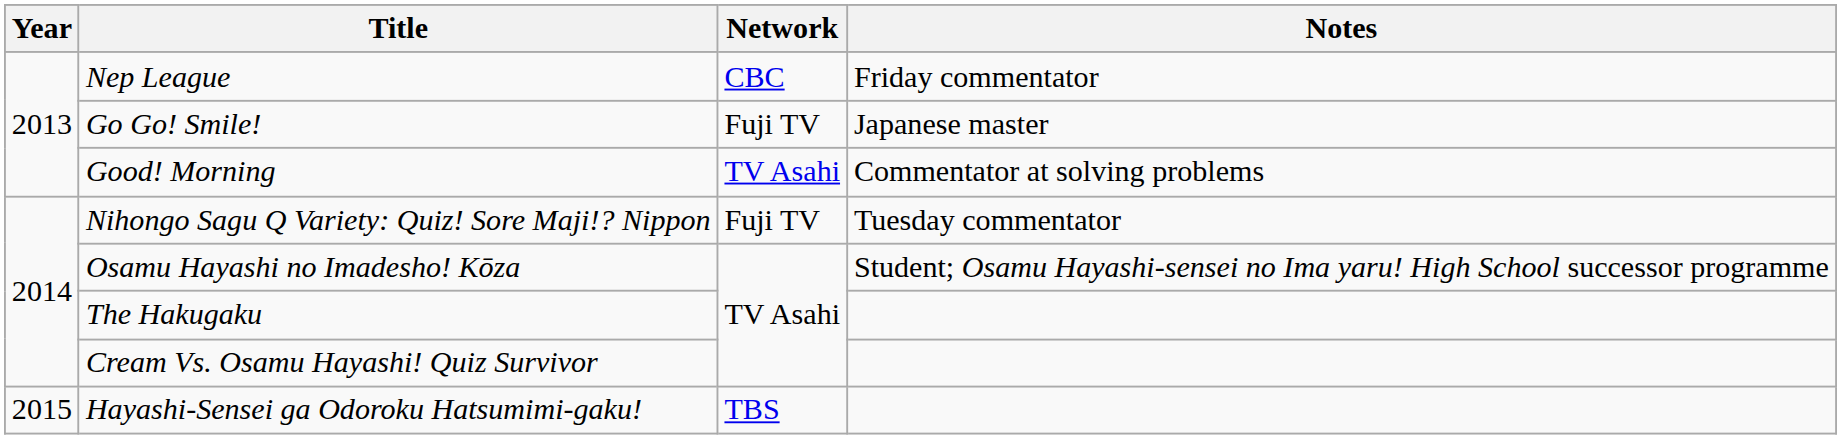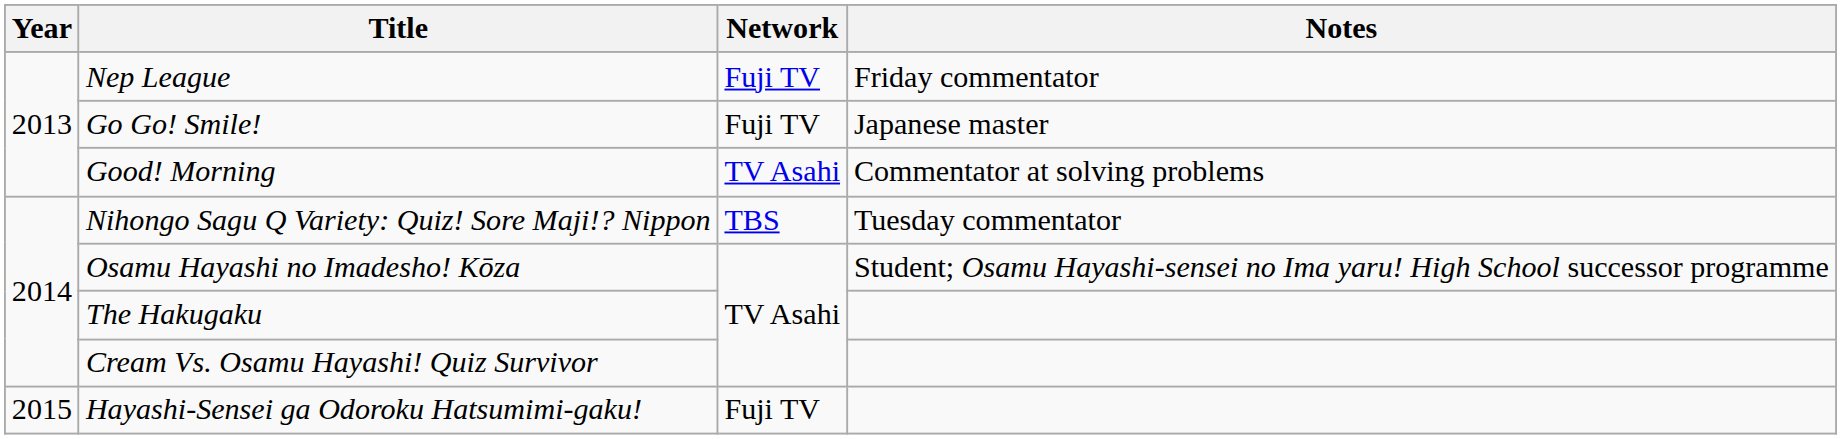(755, 76) CBC -> (772, 76) Fuji TV
(772, 219) Fuji TV -> (752, 219) TBS
(752, 409) TBS -> (772, 409) Fuji TV
